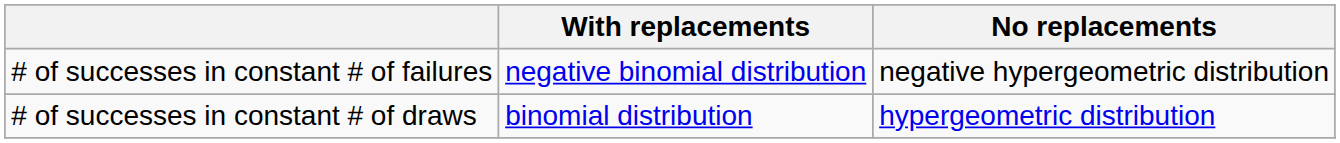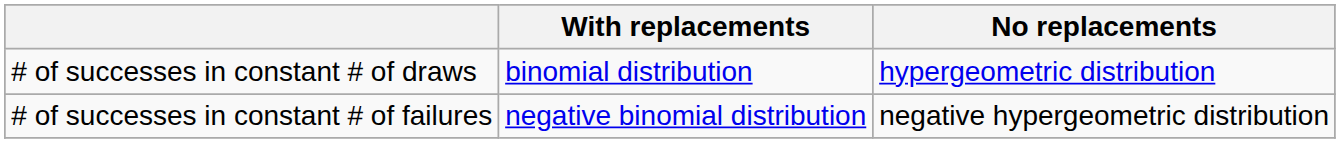rows swapped: (244, 115) <-> (252, 71)
